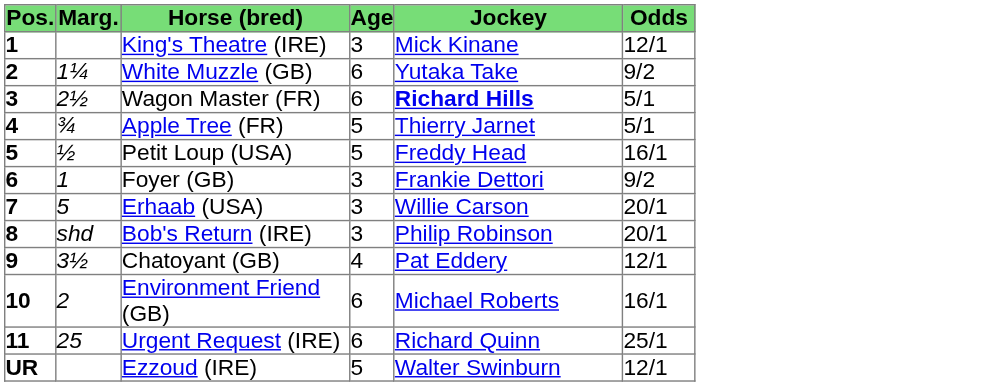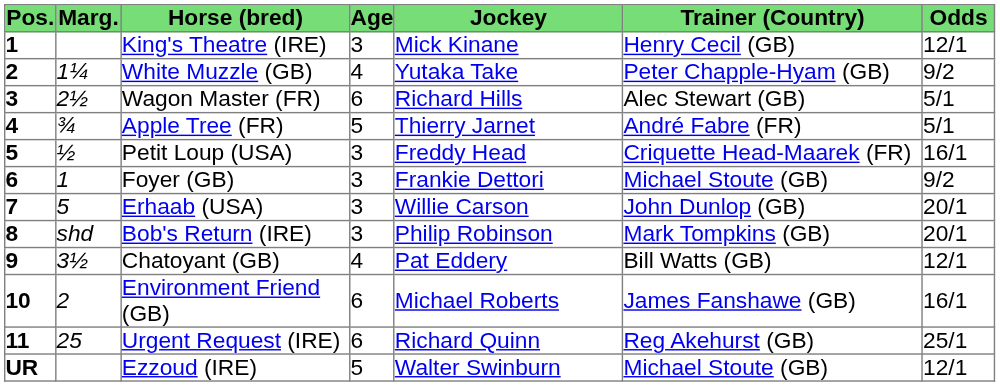+ column: (773, 17)
(357, 71) 6 -> (357, 71) 4
(464, 98) bold -> (459, 98) normal
(357, 152) 5 -> (357, 152) 3
